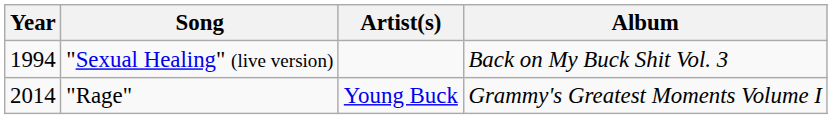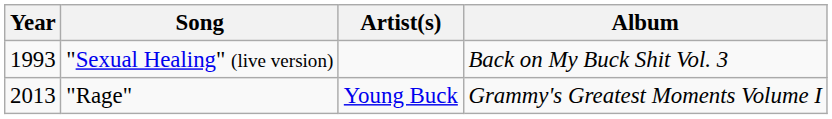(33, 58) 1994 -> (33, 58) 1993
(33, 95) 2014 -> (33, 95) 2013
